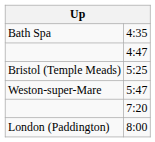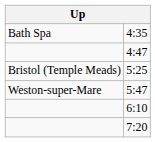+ row: (137, 108)
- row: (137, 127)
